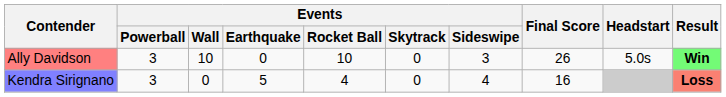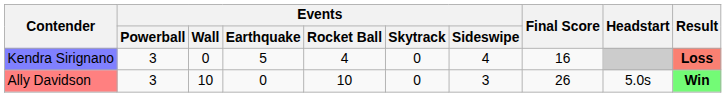rows swapped: (49, 59) <-> (61, 80)
